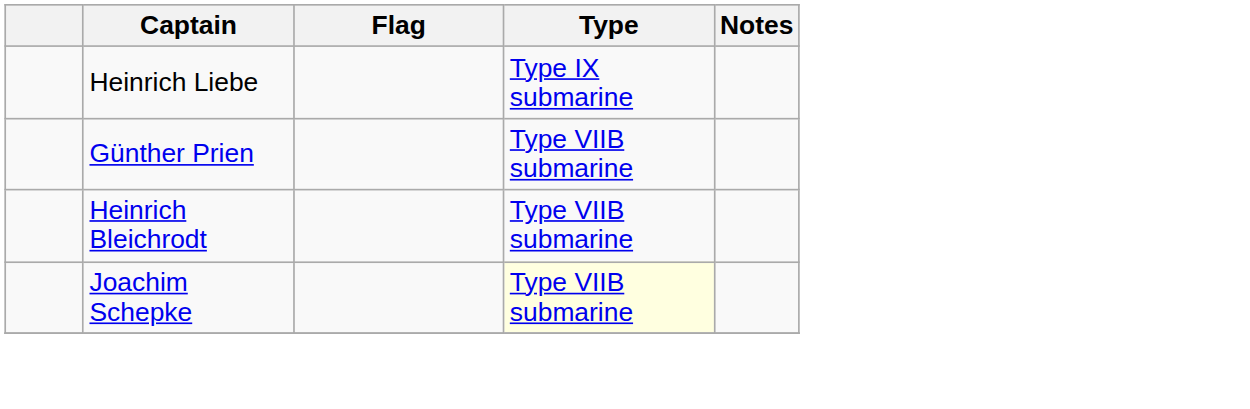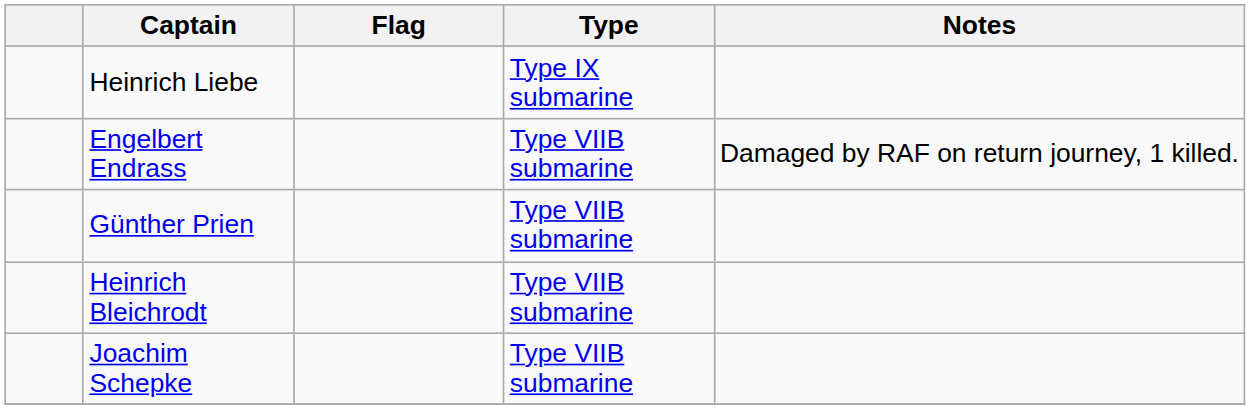+ row: (146, 153)
(571, 296) lightyellow background -> (571, 368) no background
